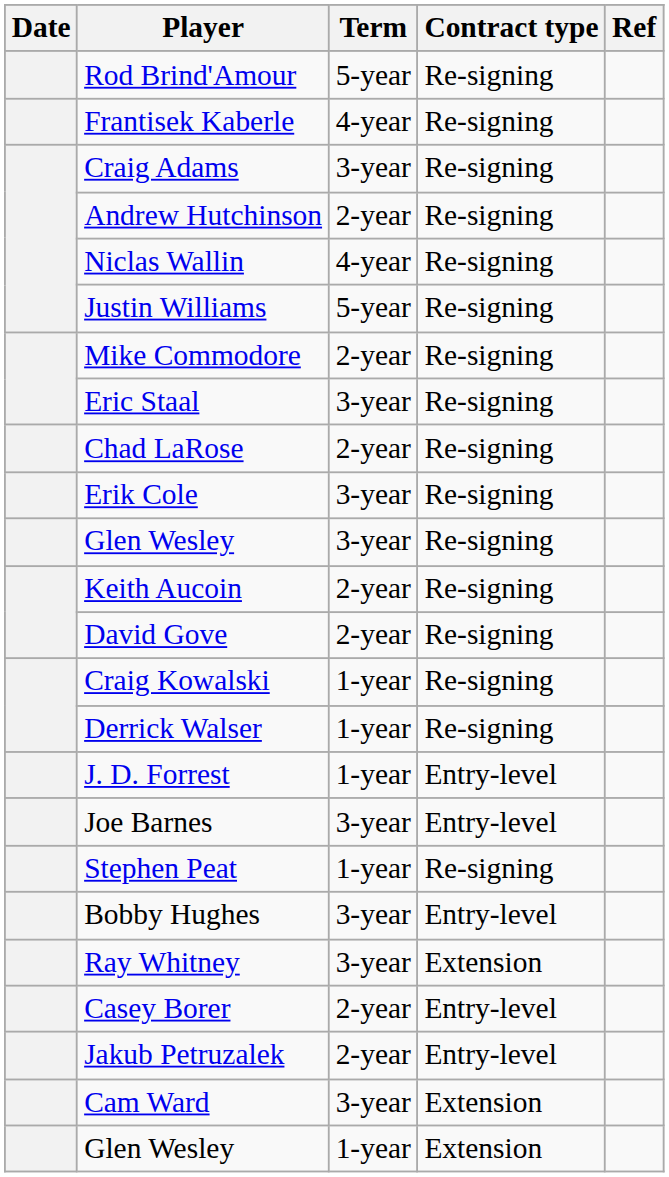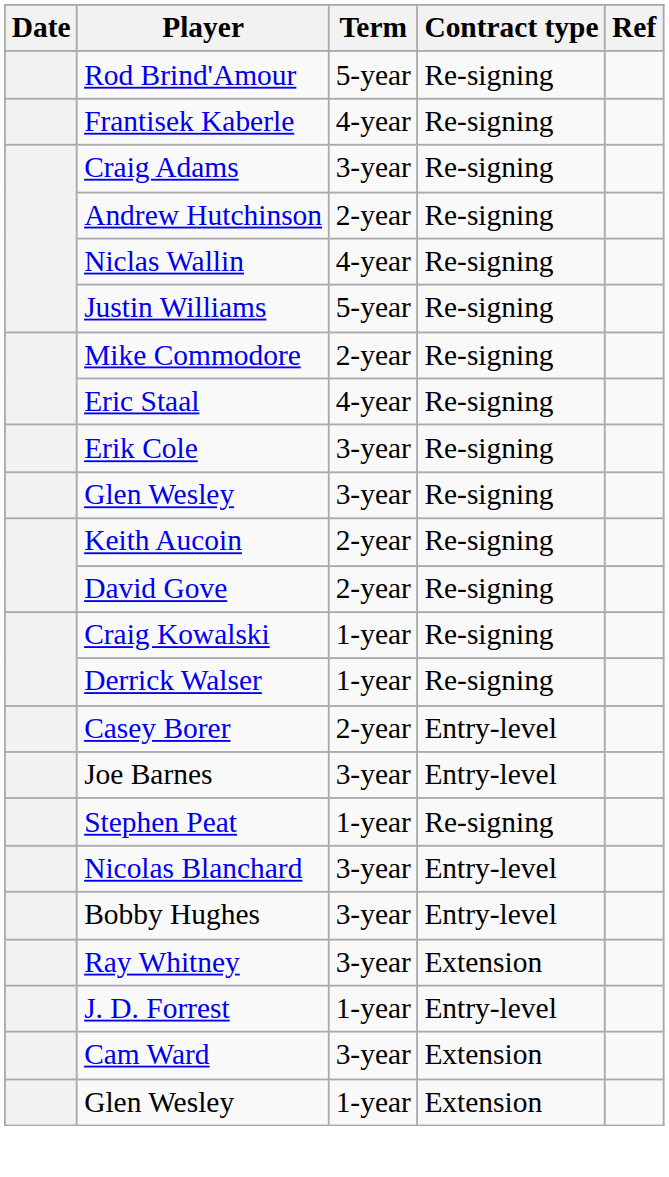(373, 401) 3-year -> (373, 401) 4-year
- row: (164, 448)
rows swapped: (157, 774) <-> (157, 1008)
+ row: (193, 868)
- row: (184, 1055)
